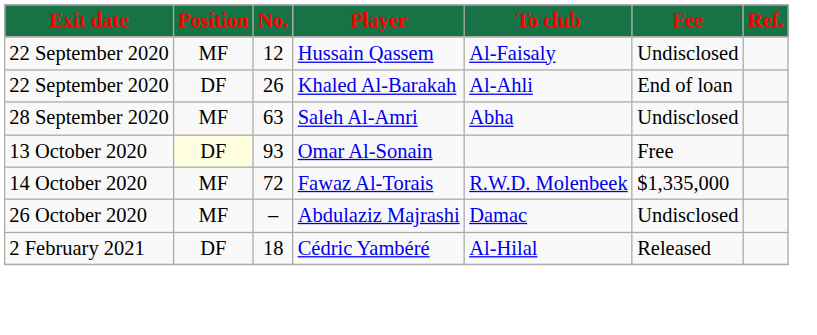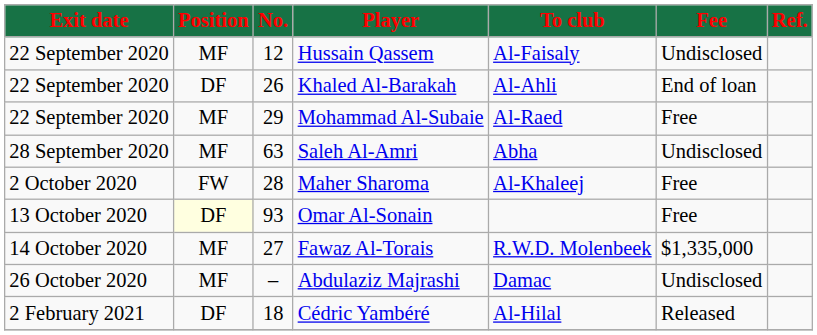+ row: (391, 118)
+ row: (363, 183)
(273, 183) 72 -> (273, 248) 27
